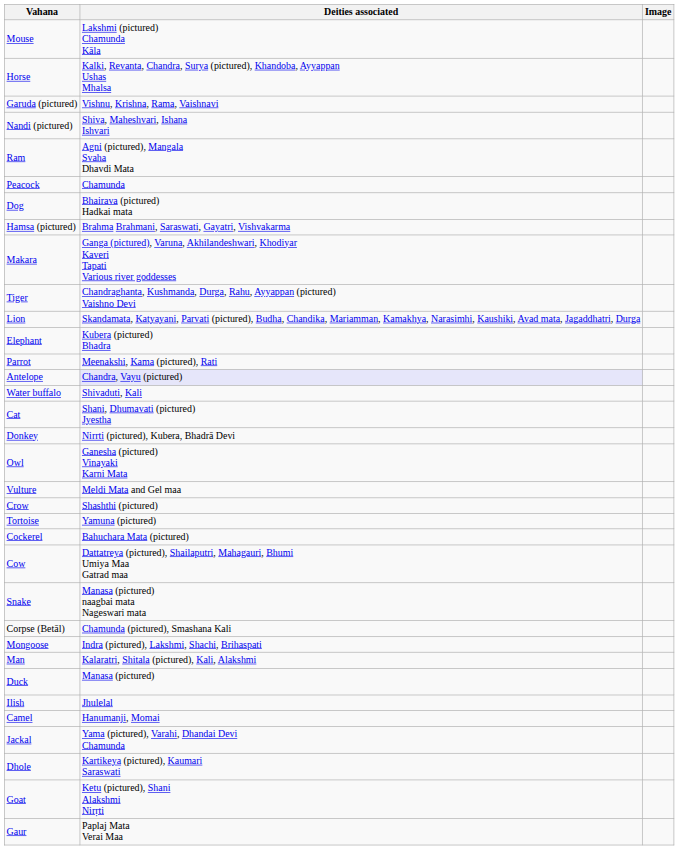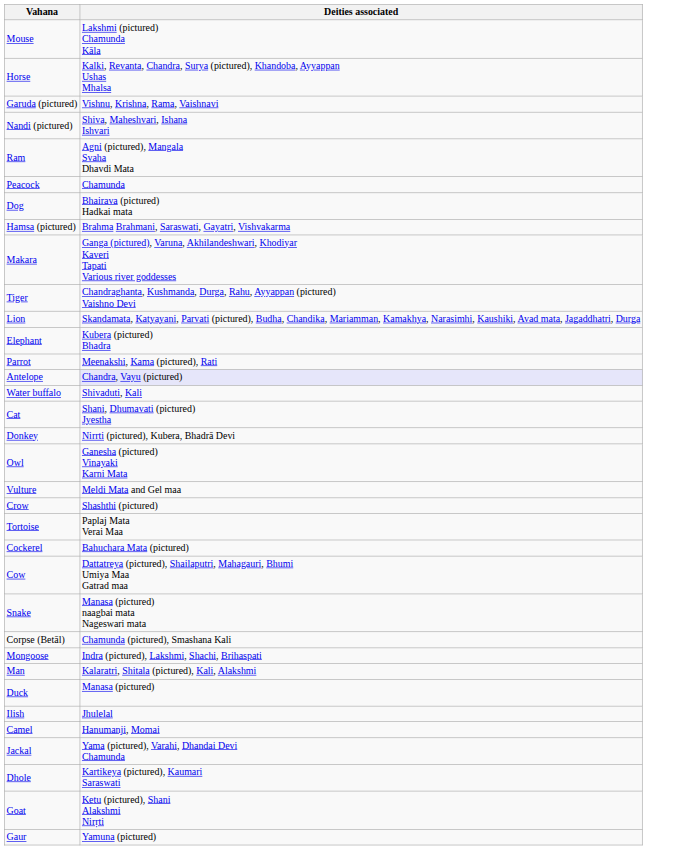- column: (658, 12)
(119, 521) Yamuna (pictured) -> (106, 526) Paplaj Mata Verai Maa
(106, 831) Paplaj Mata Verai Maa -> (119, 837) Yamuna (pictured)
